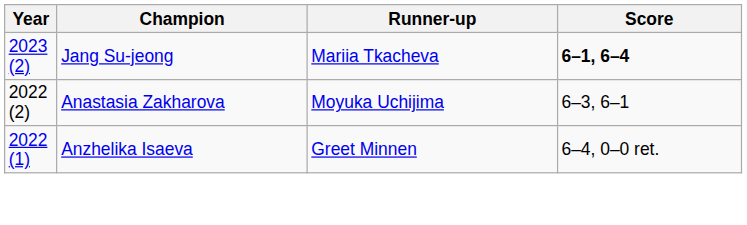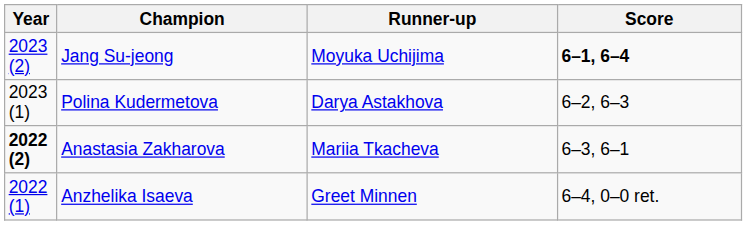(375, 56) Mariia Tkacheva -> (378, 56) Moyuka Uchijima
+ row: (140, 103)
(28, 103) normal -> (28, 150) bold
(378, 103) Moyuka Uchijima -> (375, 150) Mariia Tkacheva
